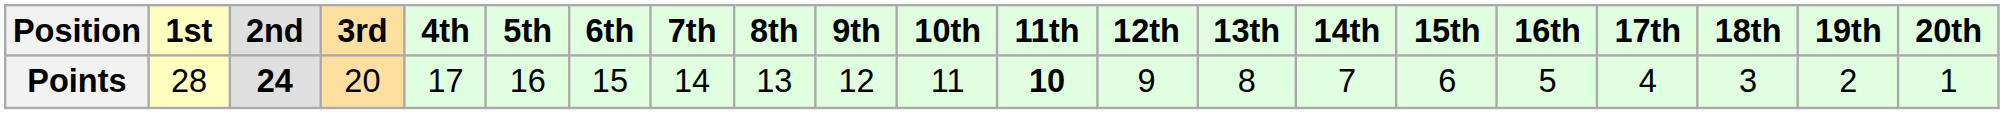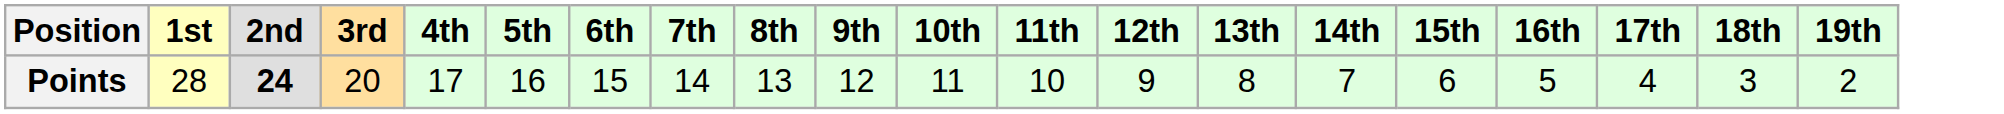- column: (1949, 30)
(1047, 82) bold -> (1047, 82) normal
